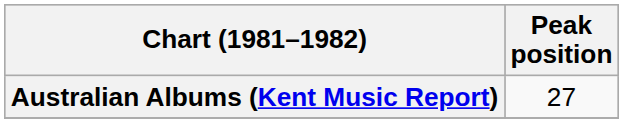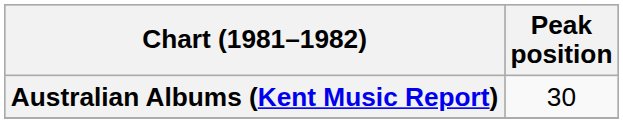(561, 96) 27 -> (561, 96) 30
